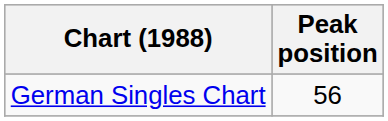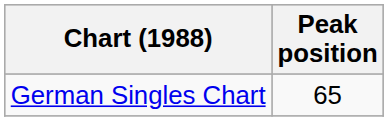(328, 94) 56 -> (328, 94) 65
